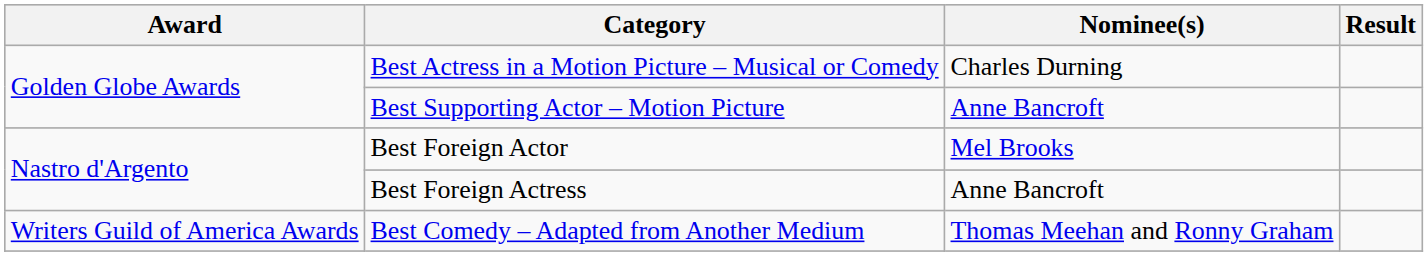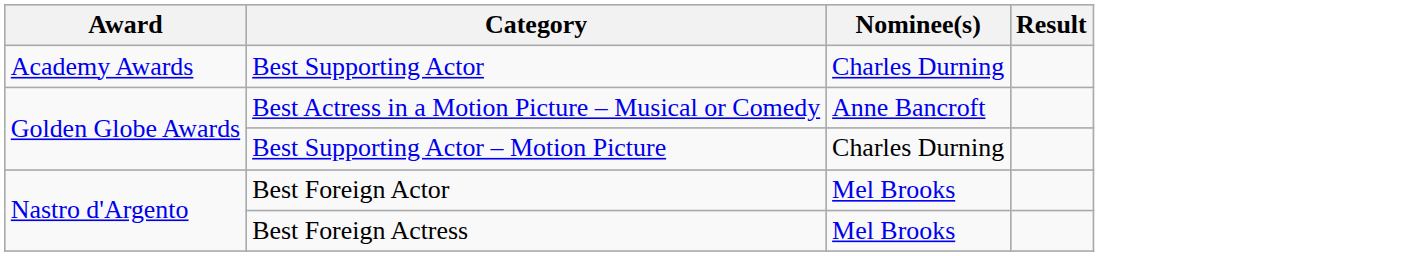+ row: (368, 66)
(1037, 66) Charles Durning -> (909, 107) Anne Bancroft
(1027, 107) Anne Bancroft -> (918, 148) Charles Durning
(1027, 189) Anne Bancroft -> (894, 230) Mel Brooks
- row: (618, 230)
